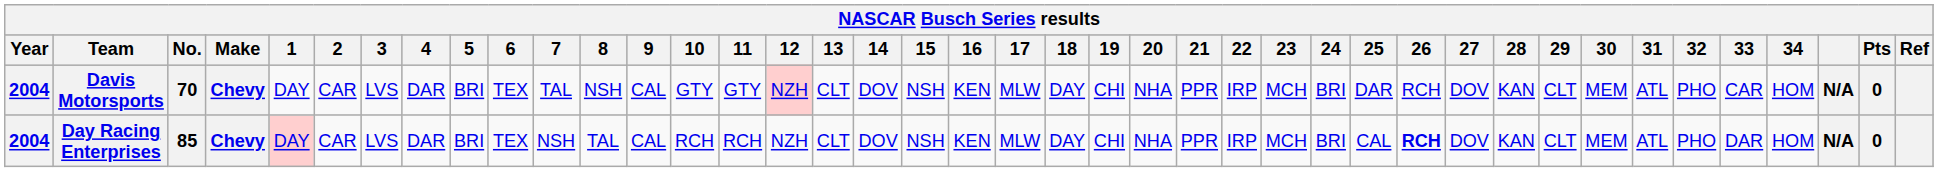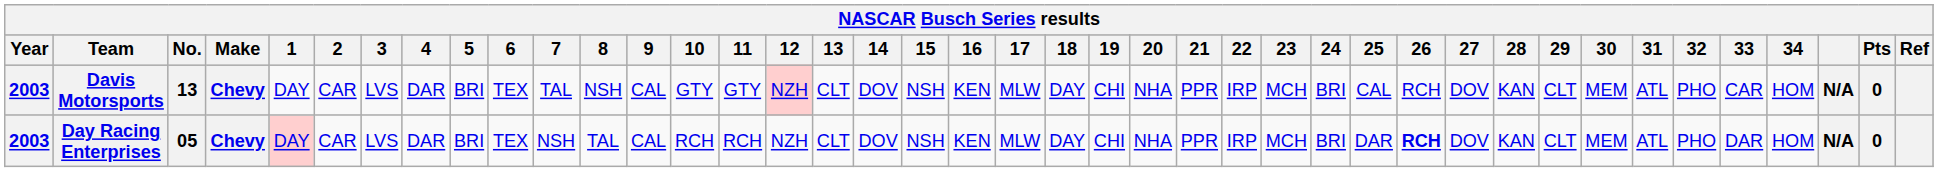(29, 90) 2004 -> (29, 90) 2003
(187, 90) 70 -> (187, 90) 13
(1374, 90) DAR -> (1374, 90) CAL
(29, 141) 2004 -> (29, 141) 2003
(187, 141) 85 -> (187, 141) 05
(1374, 141) CAL -> (1374, 141) DAR
